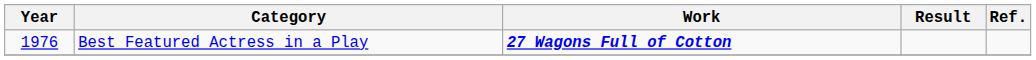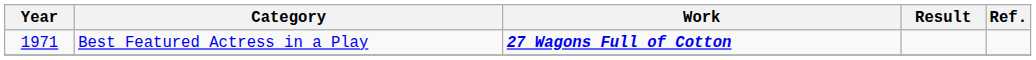(40, 43) 1976 -> (40, 43) 1971
